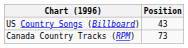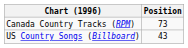rows swapped: (71, 37) <-> (73, 24)
